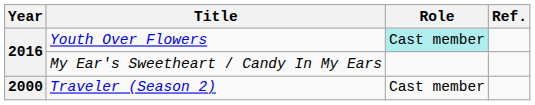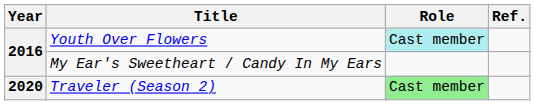(26, 88) 2000 -> (26, 88) 2020
(437, 88) no background -> (437, 88) lightgreen background
